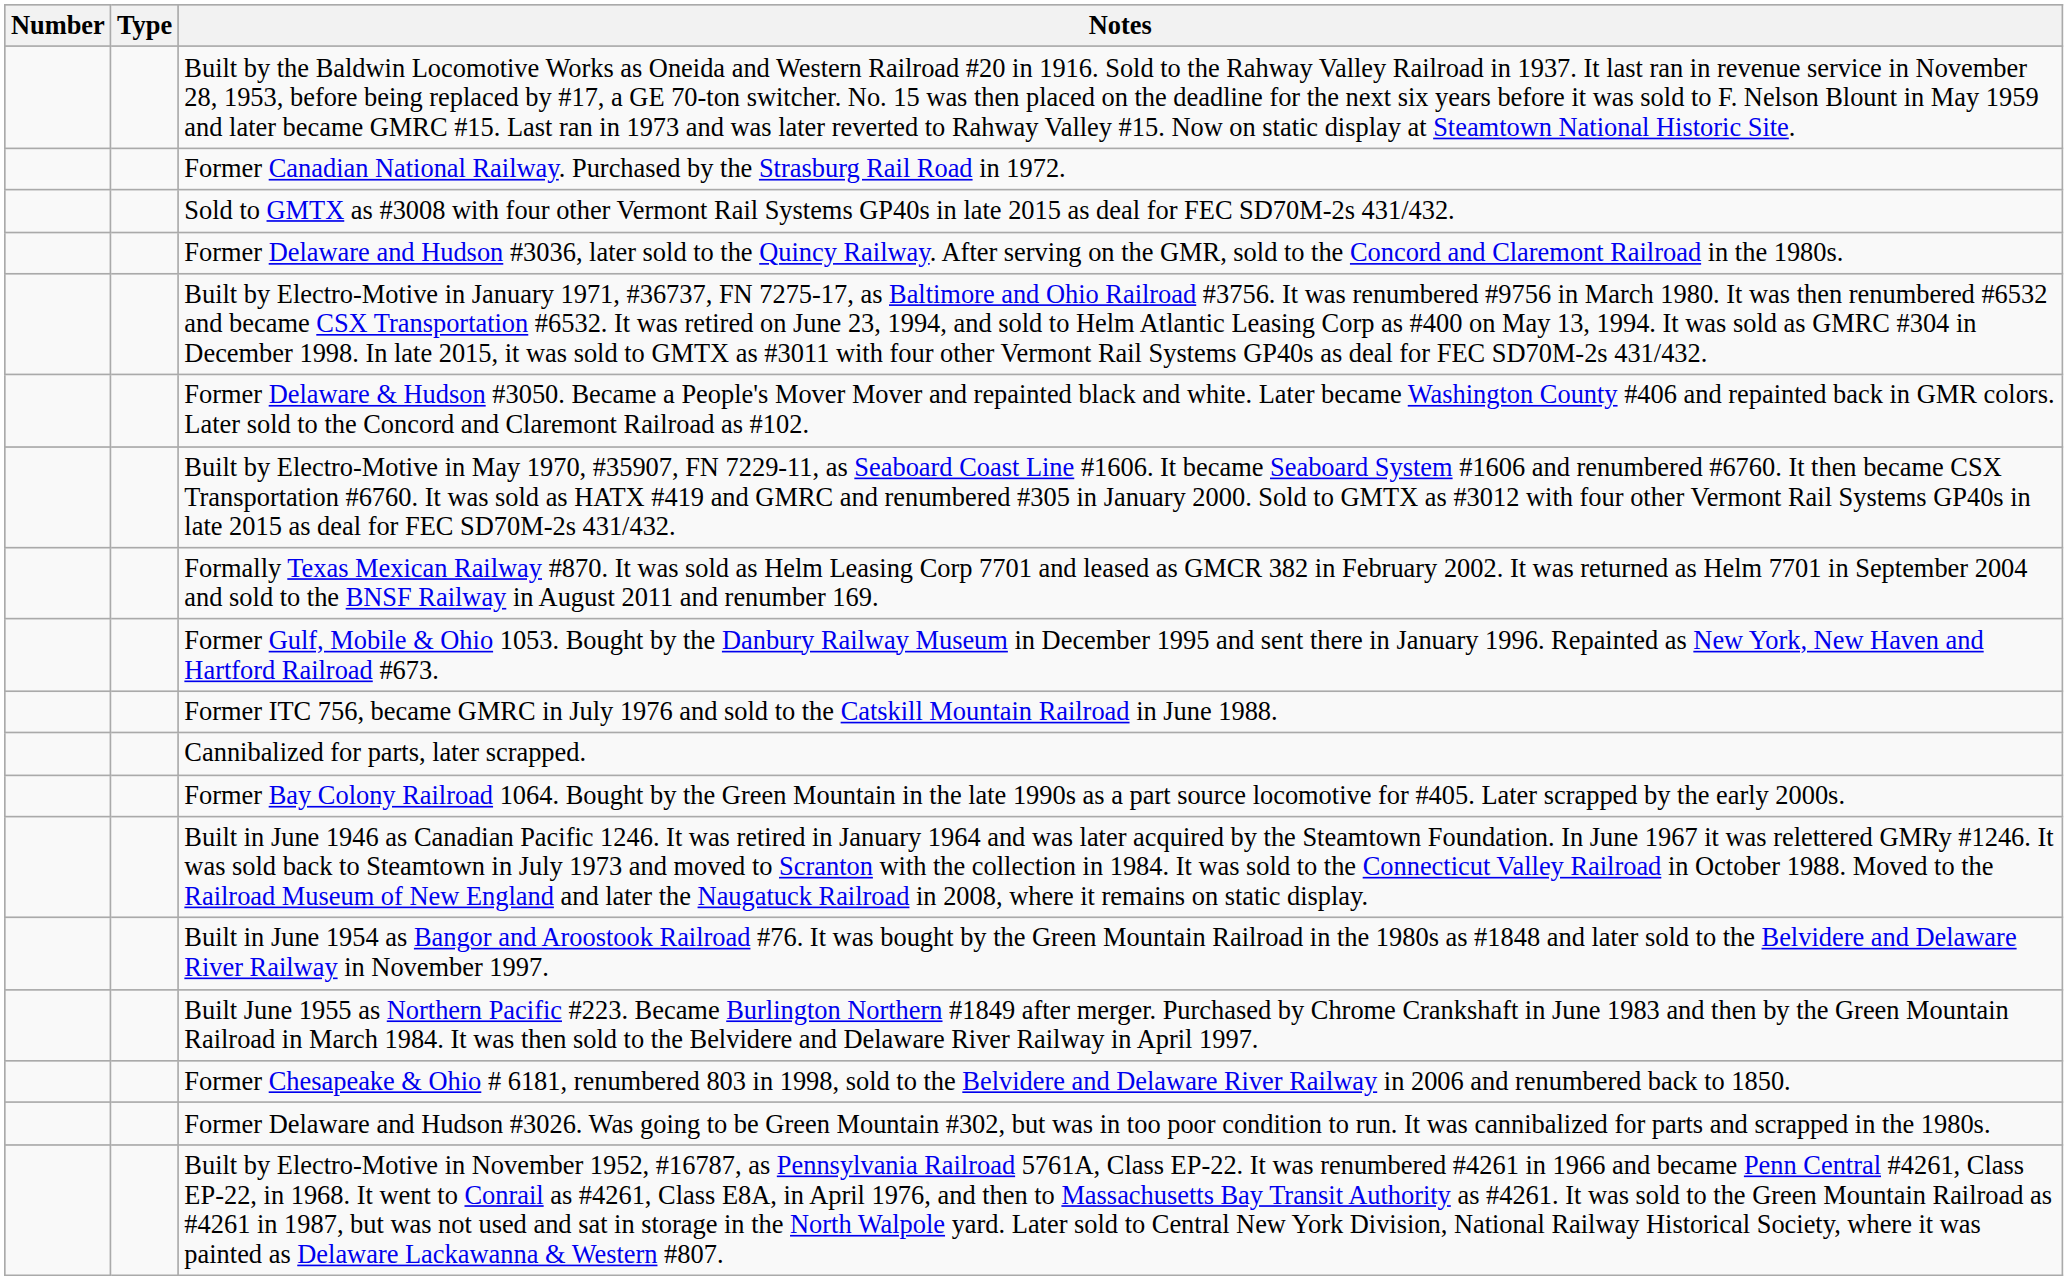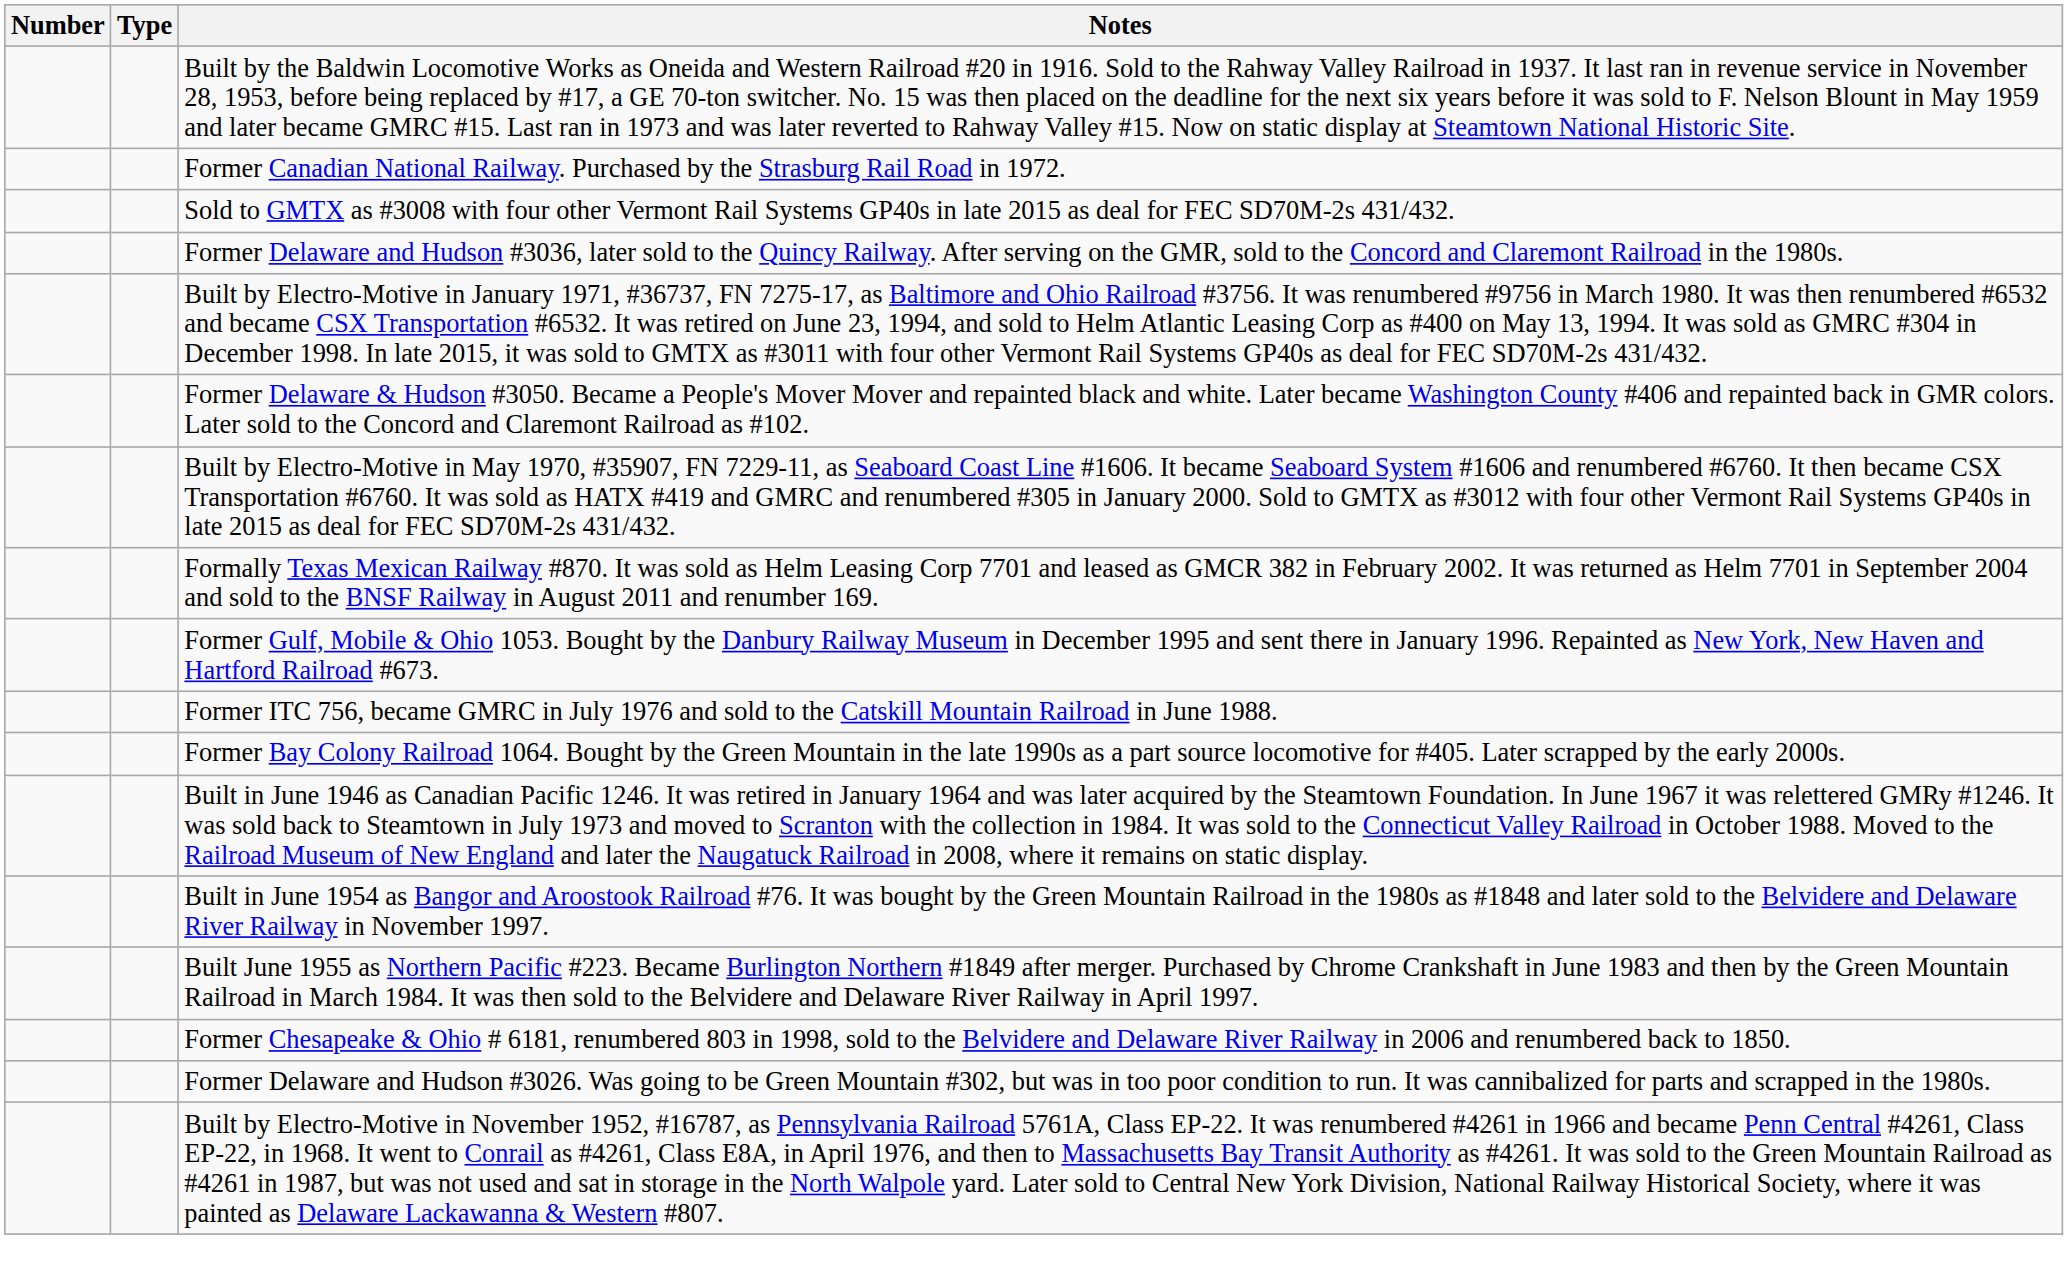- row: (385, 753)
